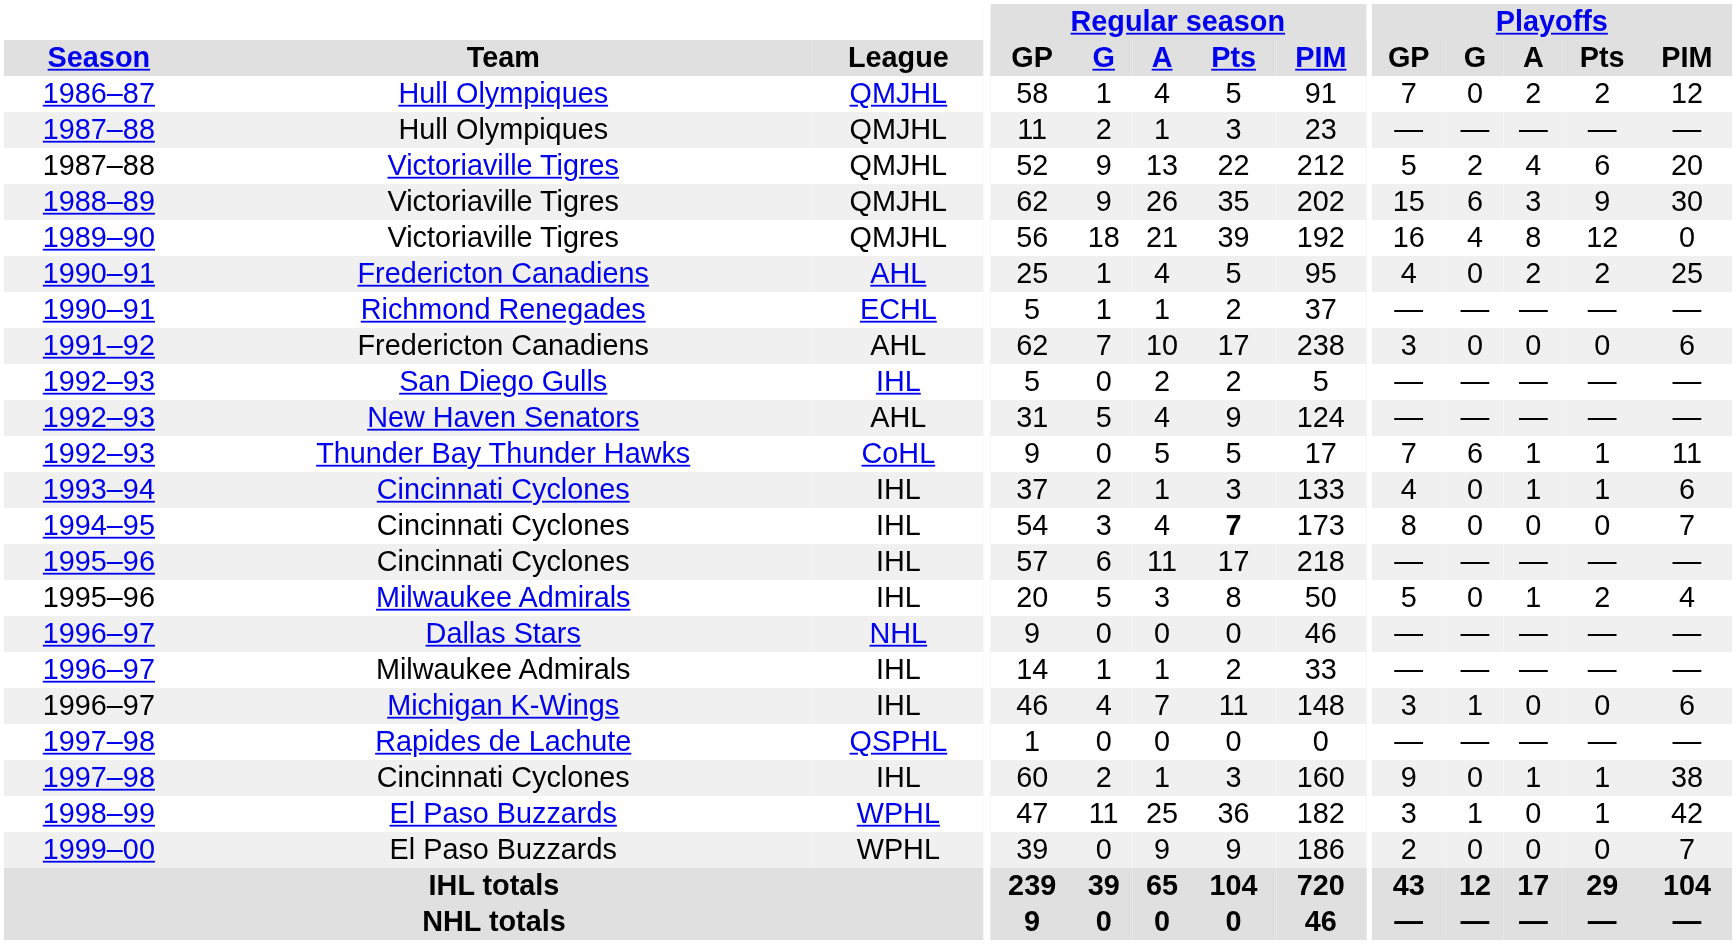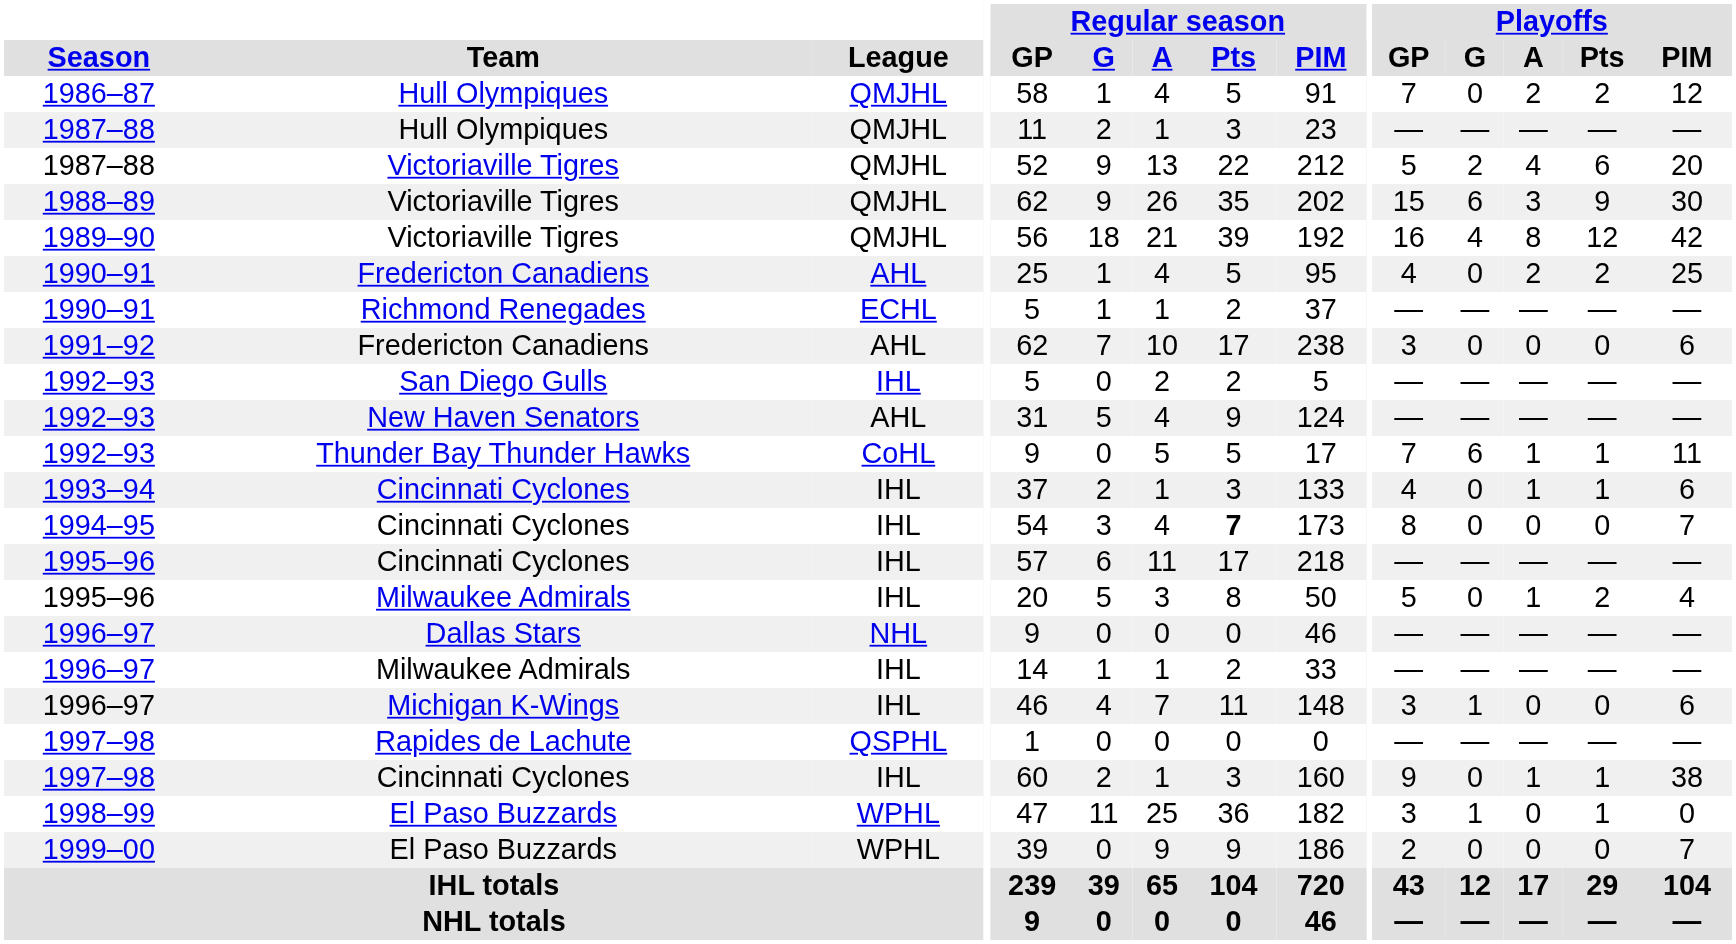(1687, 237) 0 -> (1687, 237) 42
(1687, 813) 42 -> (1687, 813) 0
